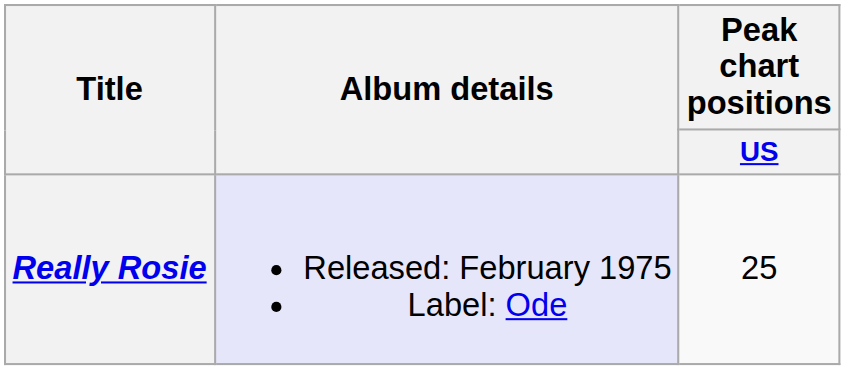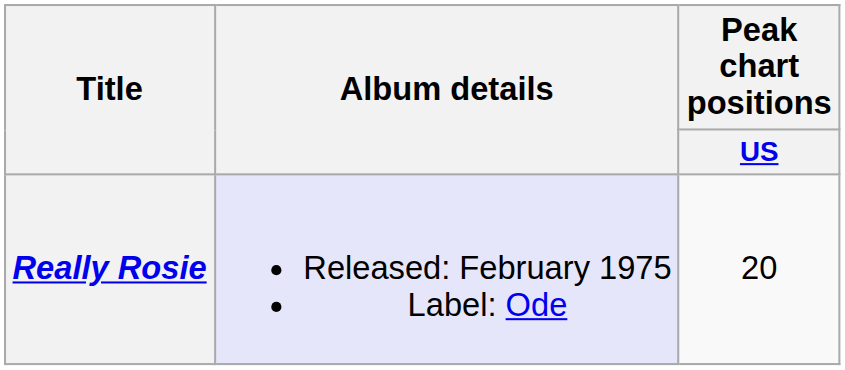(759, 268) 25 -> (759, 268) 20
